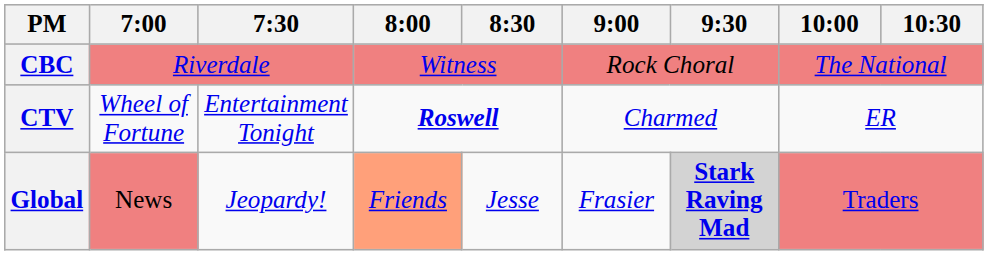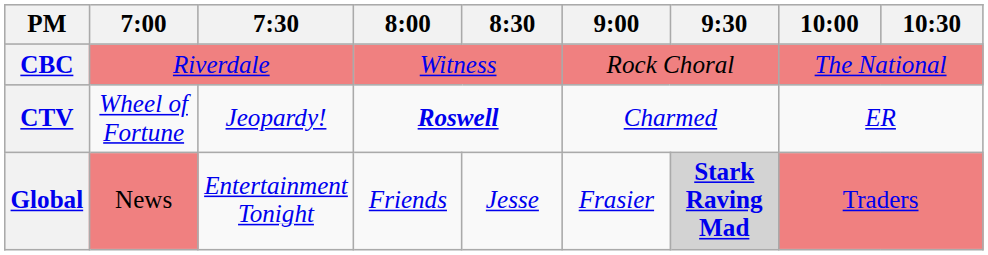(276, 118) Entertainment Tonight -> (276, 118) Jeopardy!
(276, 200) Jeopardy! -> (276, 200) Entertainment Tonight
(408, 200) lightsalmon background -> (408, 200) no background
